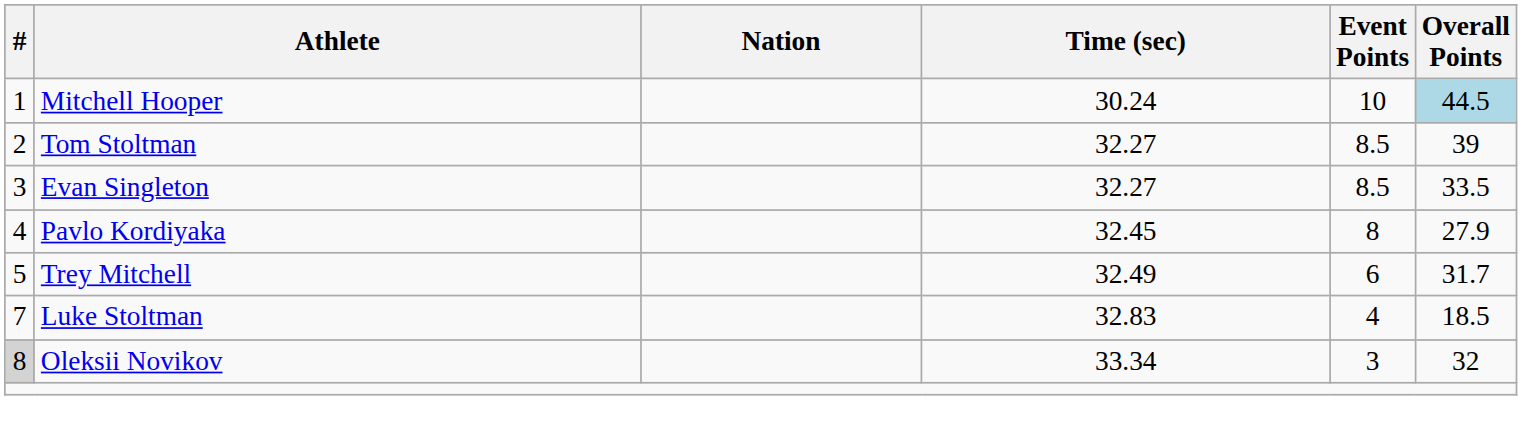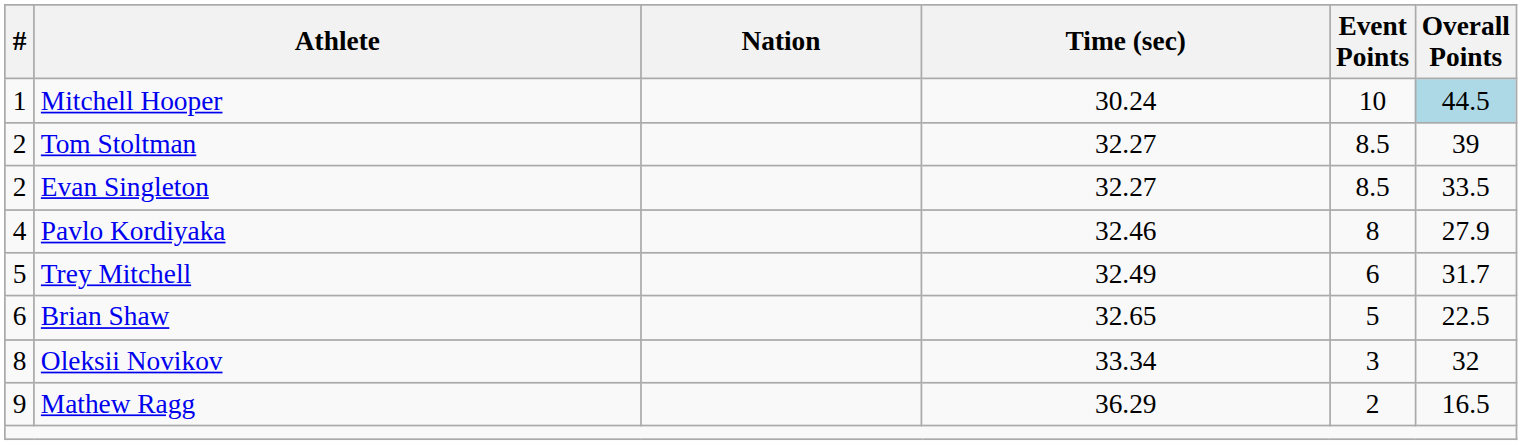(20, 187) 3 -> (20, 187) 2
(1126, 230) 32.45 -> (1126, 230) 32.46
+ row: (105, 317)
- row: (122, 317)
(20, 360) lightgrey background -> (20, 360) no background
+ row: (118, 404)
